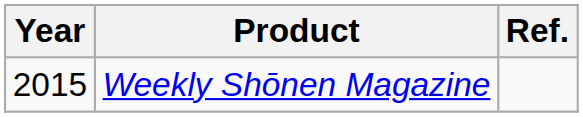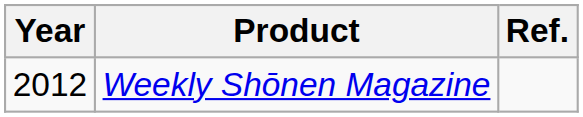(50, 84) 2015 -> (50, 84) 2012
